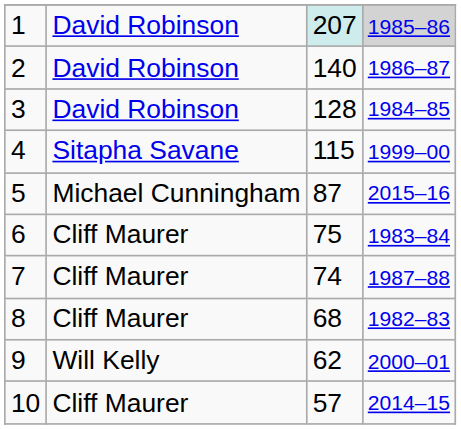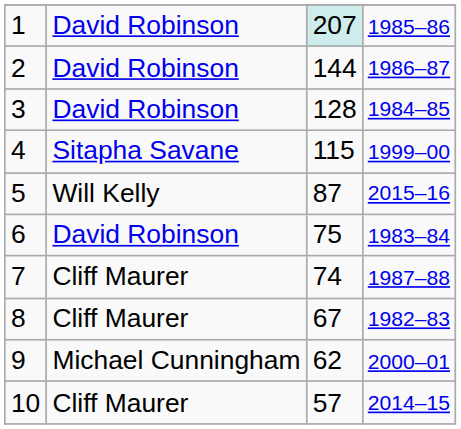(409, 26) lightgrey background -> (409, 26) no background
(335, 67) 140 -> (335, 67) 144
(176, 192) Michael Cunningham -> (106, 192) Will Kelly
(120, 234) Cliff Maurer -> (146, 234) David Robinson
(327, 318) 68 -> (327, 318) 67
(106, 360) Will Kelly -> (176, 360) Michael Cunningham
